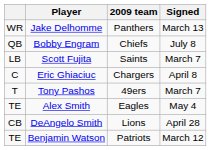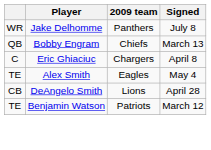(183, 28) March 13 -> (183, 28) July 8
(183, 43) July 8 -> (183, 43) March 13
- row: (66, 59)
- row: (66, 91)
